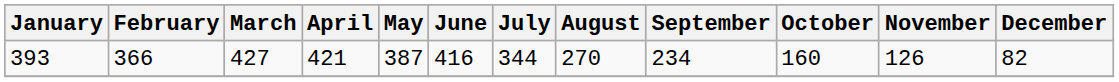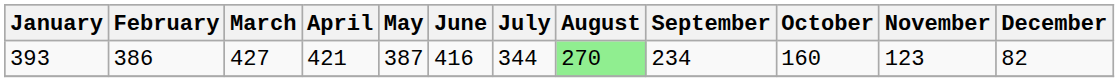(133, 59) 366 -> (133, 59) 386
(581, 59) no background -> (581, 59) lightgreen background
(905, 59) 126 -> (905, 59) 123
